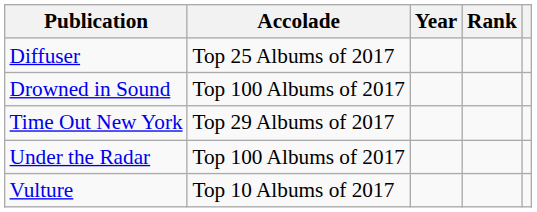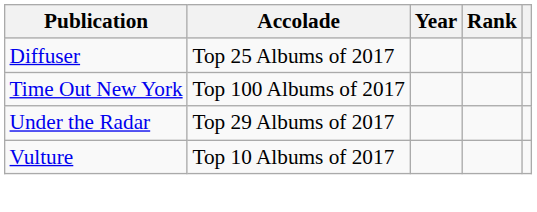- row: (90, 88)
(293, 122) Top 29 Albums of 2017 -> (299, 88) Top 100 Albums of 2017
(299, 156) Top 100 Albums of 2017 -> (293, 122) Top 29 Albums of 2017
